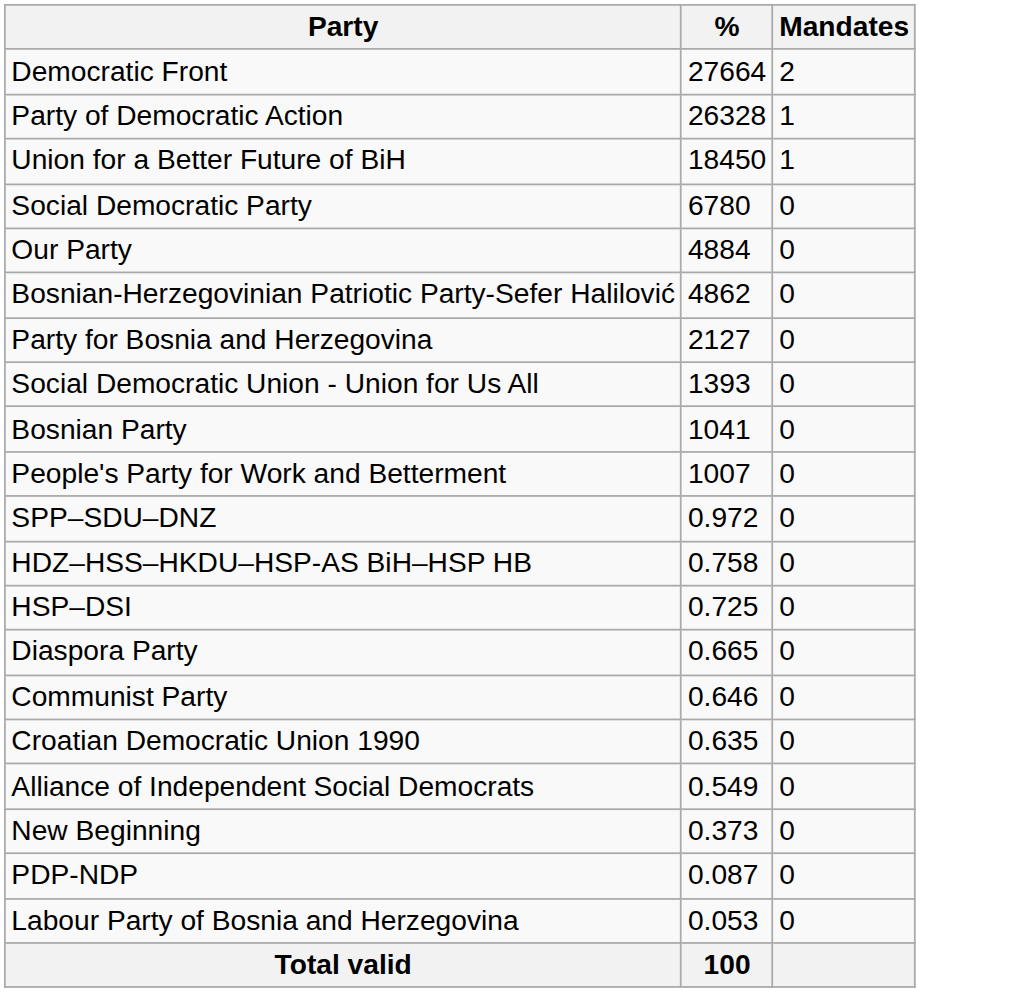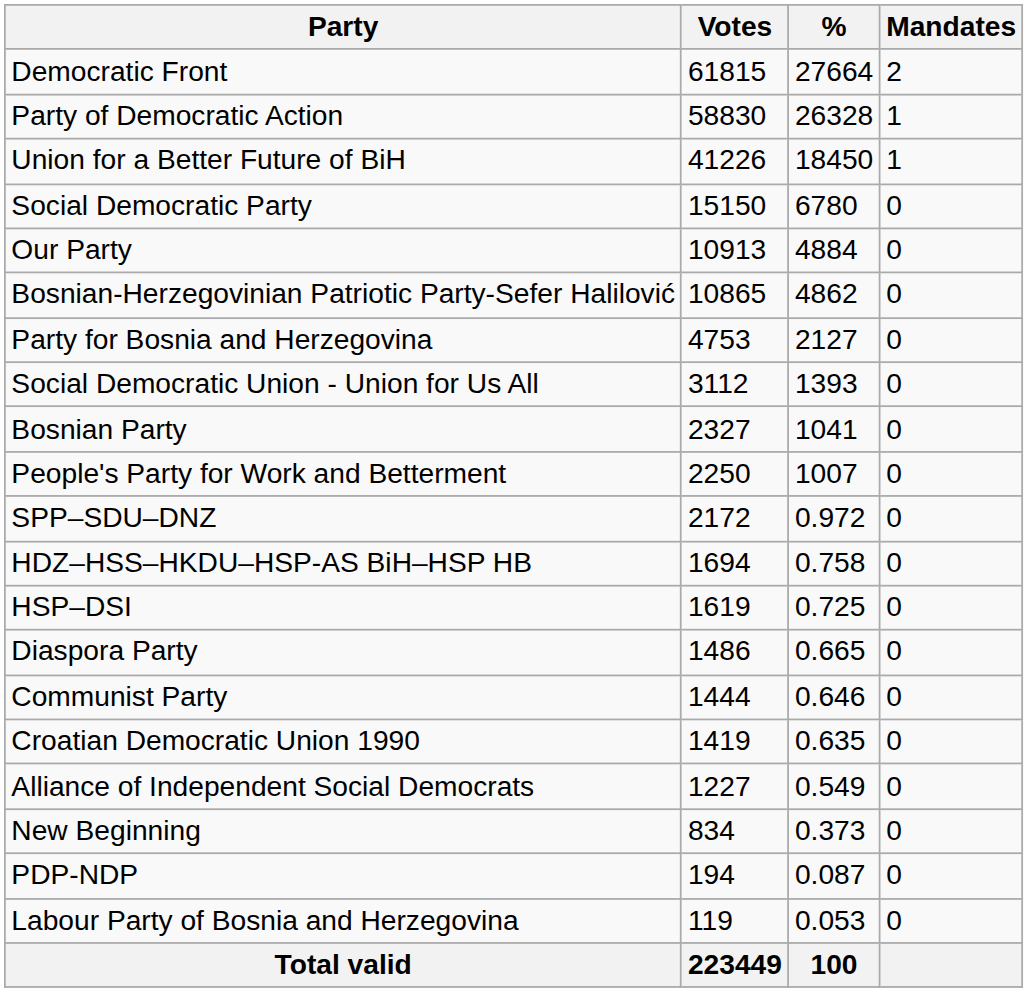+ column: (735, 26)
